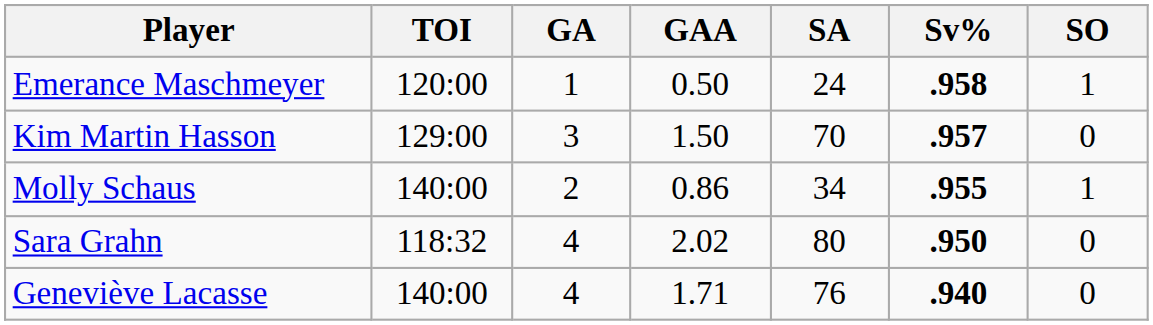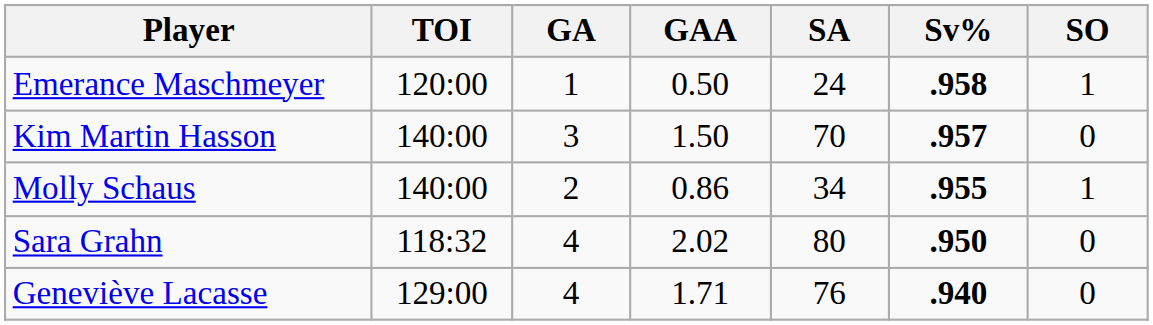(442, 135) 129:00 -> (442, 135) 140:00
(442, 293) 140:00 -> (442, 293) 129:00
